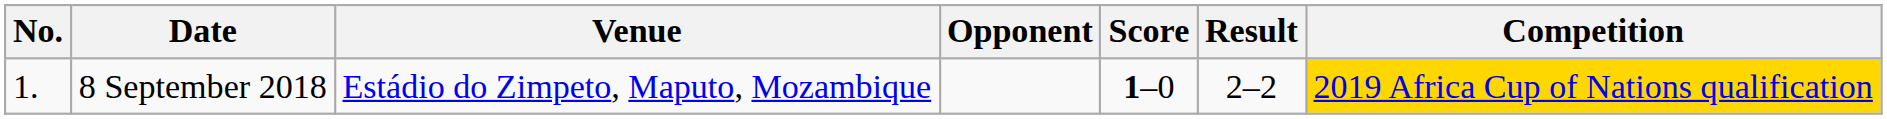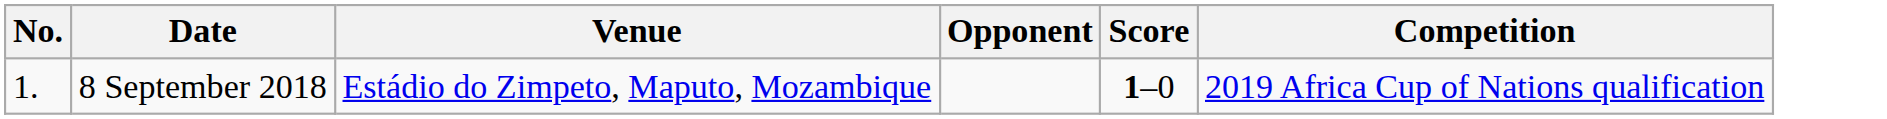- column: (1251, 31)
(1593, 85) gold background -> (1485, 85) no background
